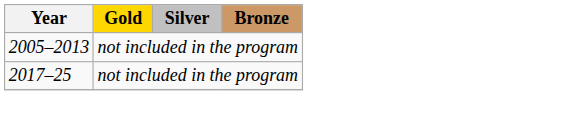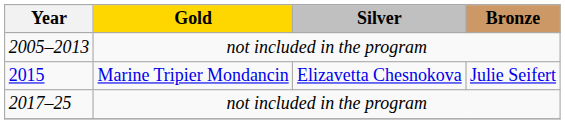+ row: (27, 75)
